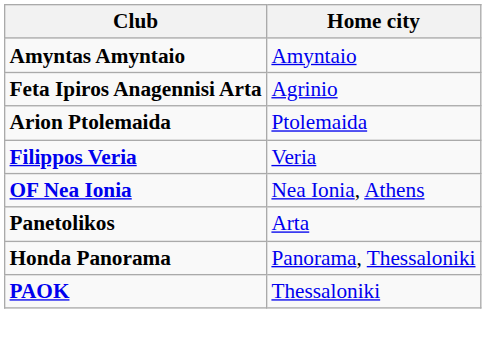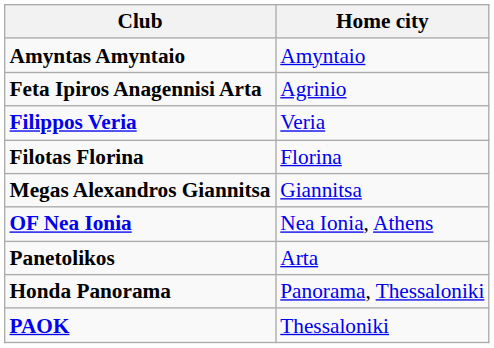- row: (90, 122)
+ row: (77, 156)
+ row: (140, 190)
